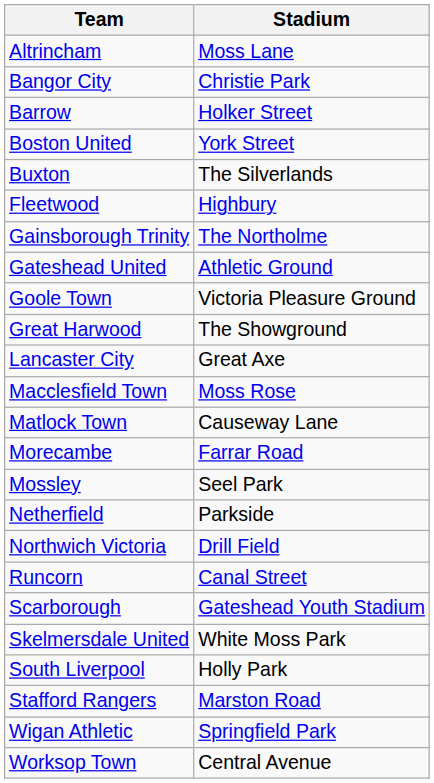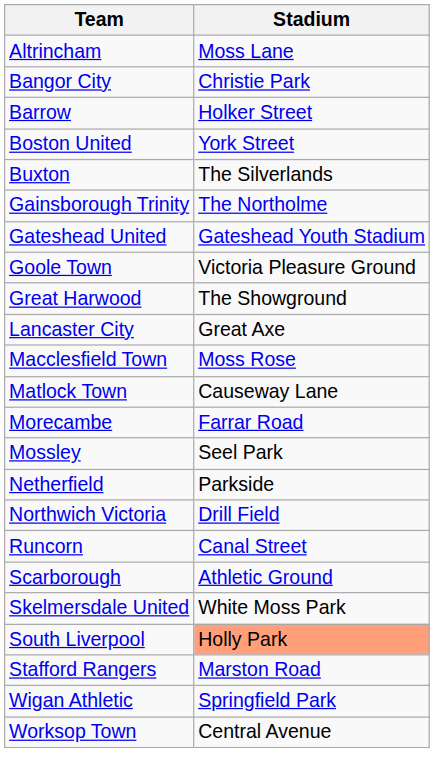- row: (54, 205)
(265, 267) Athletic Ground -> (312, 236) Gateshead Youth Stadium
(312, 608) Gateshead Youth Stadium -> (265, 577) Athletic Ground
(243, 670) no background -> (243, 639) lightsalmon background
